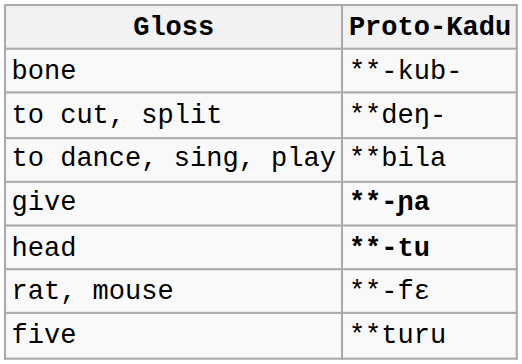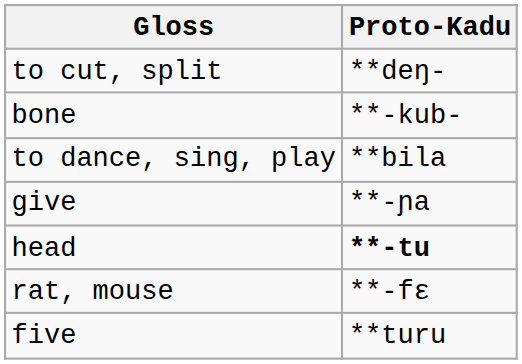rows swapped: (44, 71) <-> (117, 115)
(389, 203) bold -> (389, 203) normal
